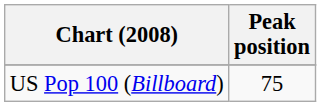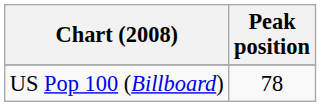(272, 82) 75 -> (272, 82) 78
